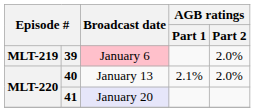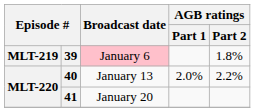(229, 55) 2.0% -> (229, 55) 1.8%
(189, 76) 2.1% -> (189, 76) 2.0%
(229, 76) 2.0% -> (229, 76) 2.2%
(125, 96) lavender background -> (125, 96) no background
